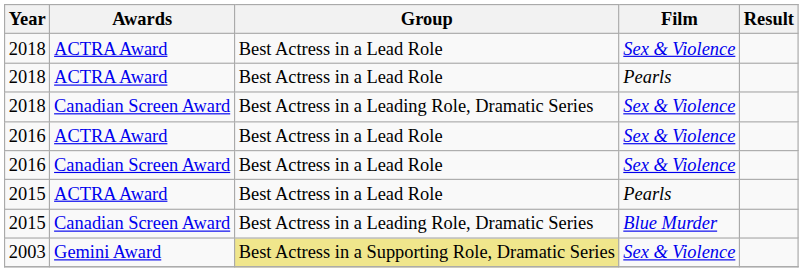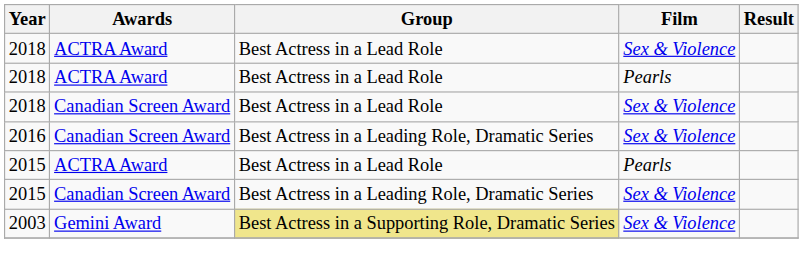(416, 106) Best Actress in a Leading Role, Dramatic Series -> (341, 106) Best Actress in a Lead Role
- row: (27, 135)
(341, 164) Best Actress in a Lead Role -> (416, 135) Best Actress in a Leading Role, Dramatic Series
(670, 223) Blue Murder -> (679, 194) Sex & Violence
